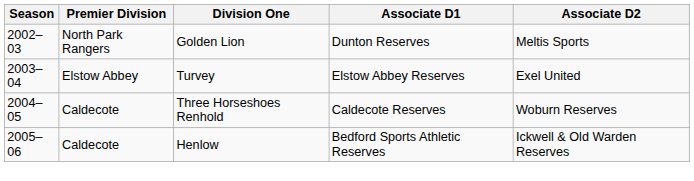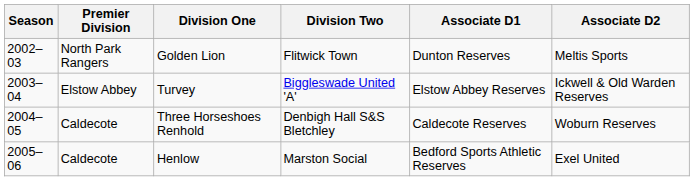+ column: (345, 21)
(548, 75) Exel United -> (615, 90) Ickwell & Old Warden Reserves
(576, 144) Ickwell & Old Warden Reserves -> (587, 158) Exel United
